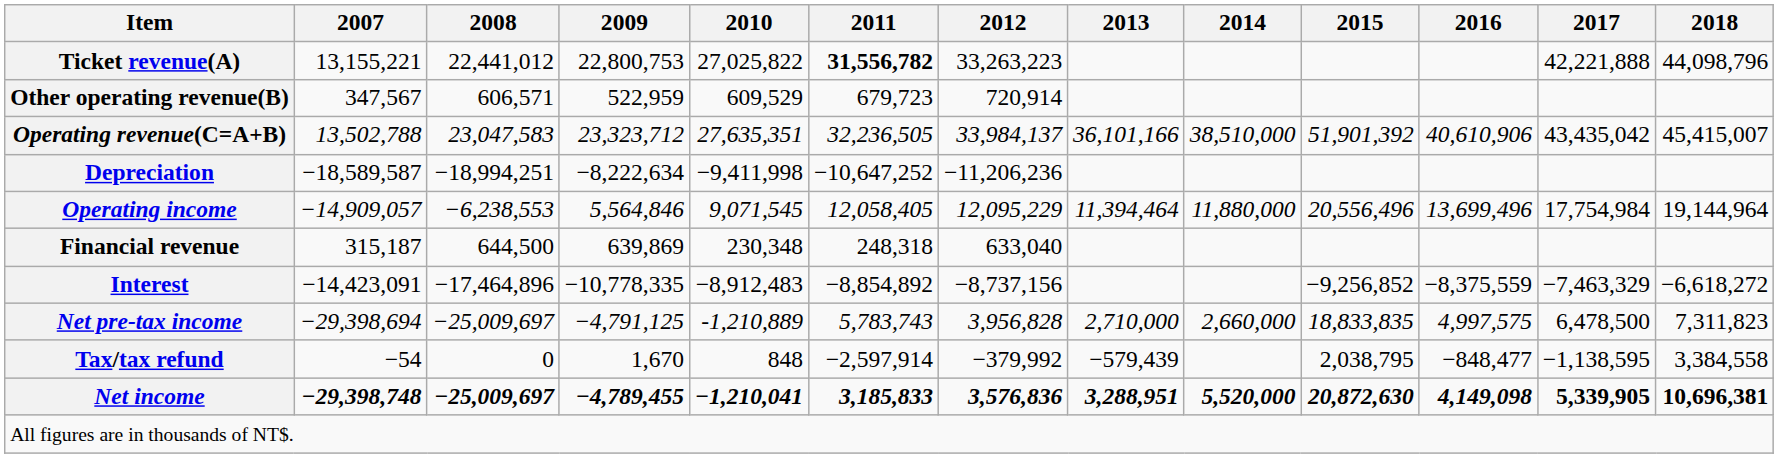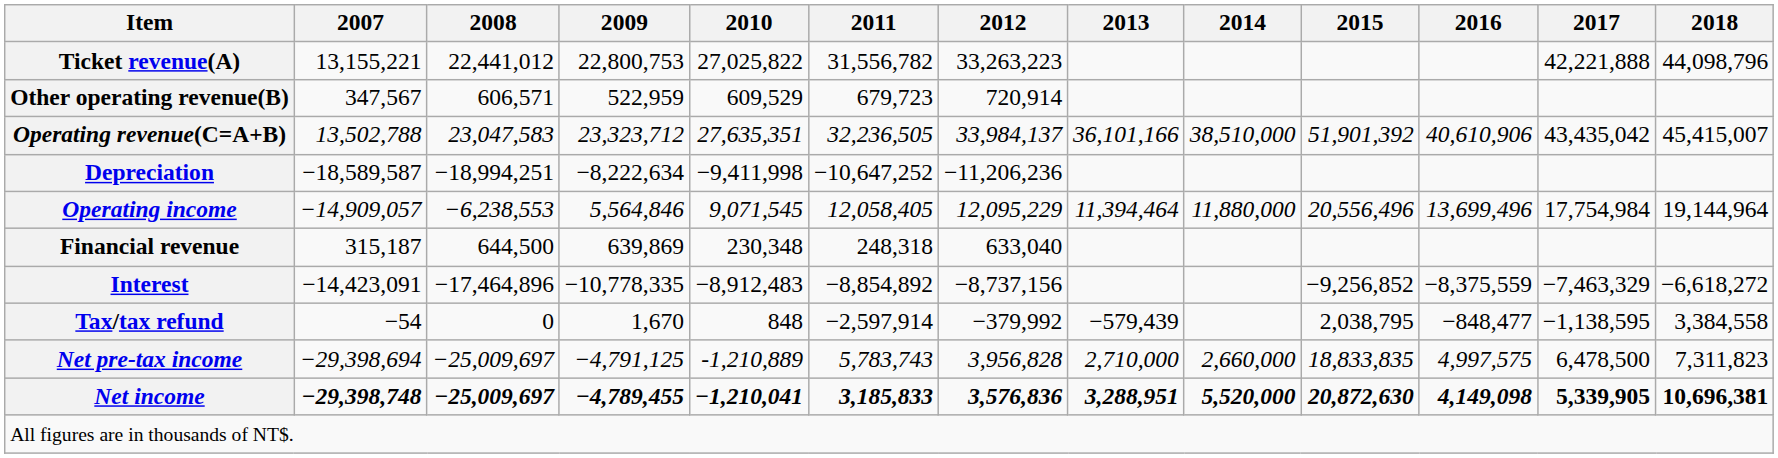(880, 60) bold -> (880, 60) normal
rows swapped: (150, 321) <-> (150, 358)
